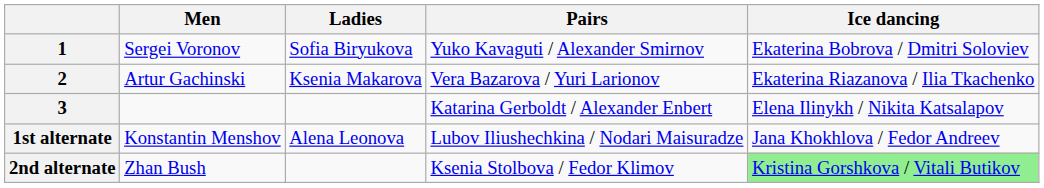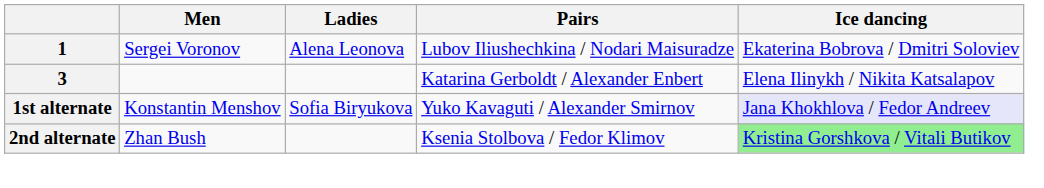(351, 49) Sofia Biryukova -> (347, 49) Alena Leonova
(567, 49) Yuko Kavaguti / Alexander Smirnov -> (578, 49) Lubov Iliushechkina / Nodari Maisuradze
- row: (62, 78)
(347, 138) Alena Leonova -> (351, 108) Sofia Biryukova
(587, 138) Lubov Iliushechkina / Nodari Maisuradze -> (558, 108) Yuko Kavaguti / Alexander Smirnov
(876, 138) no background -> (866, 108) lavender background
